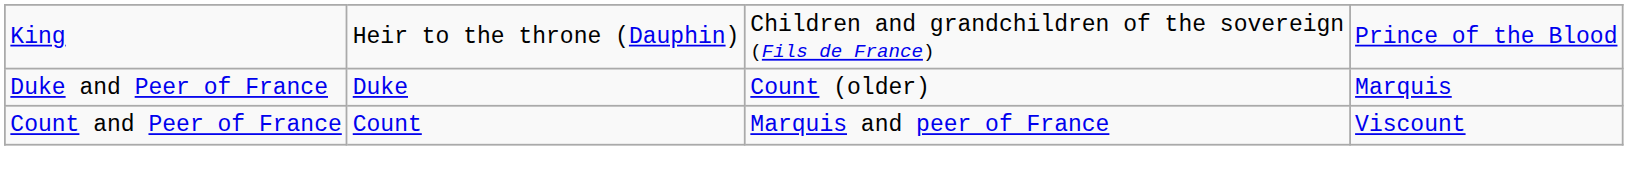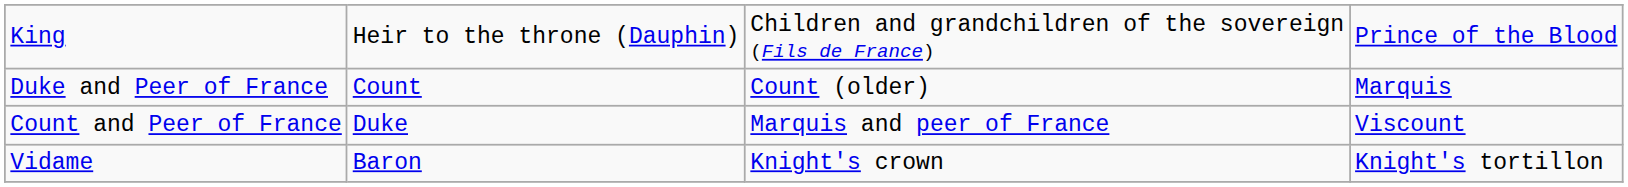(380, 88) Duke -> (387, 88) Count
(387, 125) Count -> (380, 125) Duke
+ row: (52, 163)
